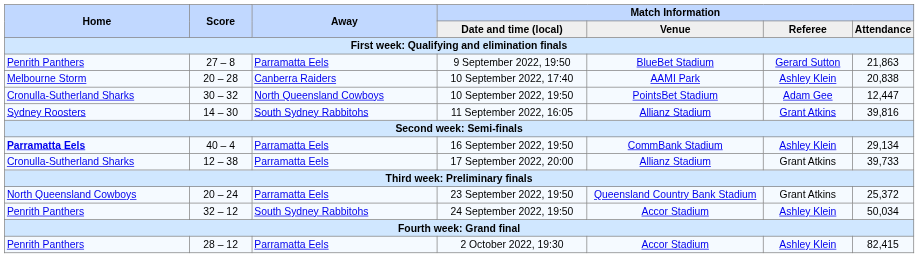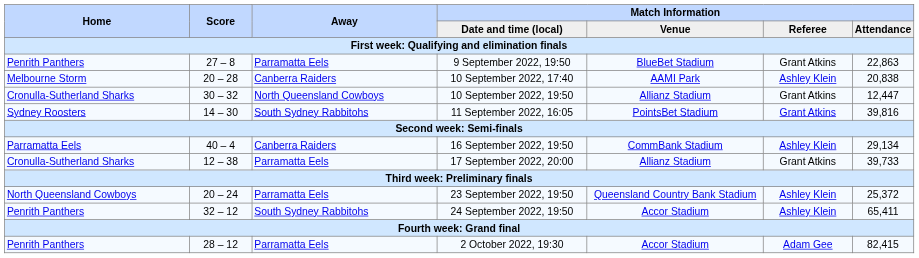(808, 62) Gerard Sutton -> (808, 62) Grant Atkins
(883, 62) 21,863 -> (883, 62) 22,863
(675, 95) PointsBet Stadium -> (675, 95) Allianz Stadium
(808, 95) Adam Gee -> (808, 95) Grant Atkins
(675, 112) Allianz Stadium -> (675, 112) PointsBet Stadium
(46, 145) bold -> (44, 145) normal
(291, 145) Parramatta Eels -> (295, 145) Canberra Raiders
(808, 195) Grant Atkins -> (808, 195) Ashley Klein
(883, 211) 50,034 -> (883, 211) 65,411
(808, 244) Ashley Klein -> (808, 244) Adam Gee
